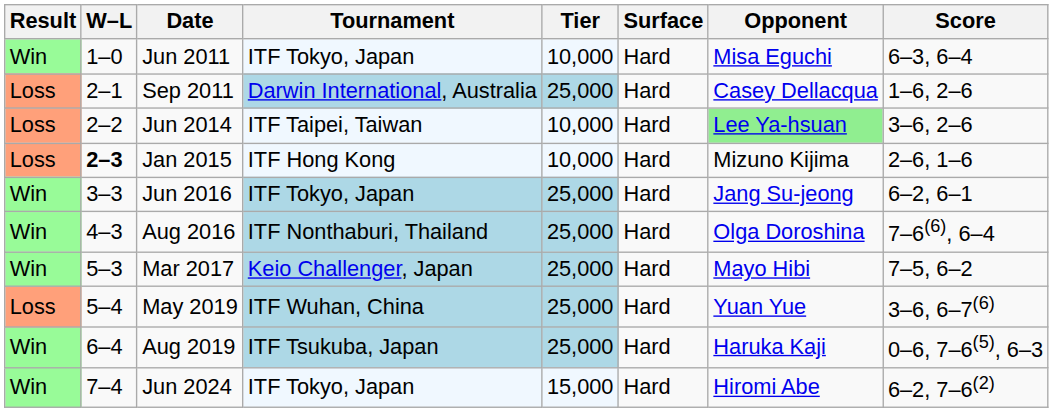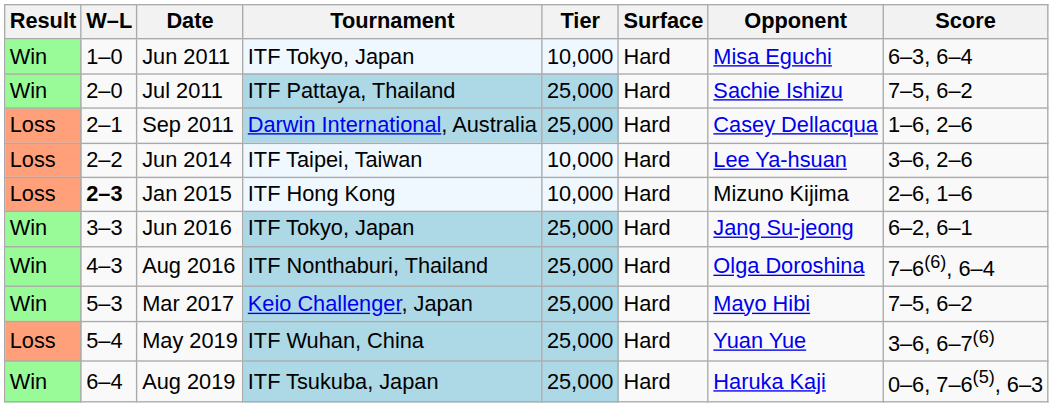+ row: (183, 90)
(780, 125) lightgreen background -> (780, 159) no background
- row: (187, 387)
